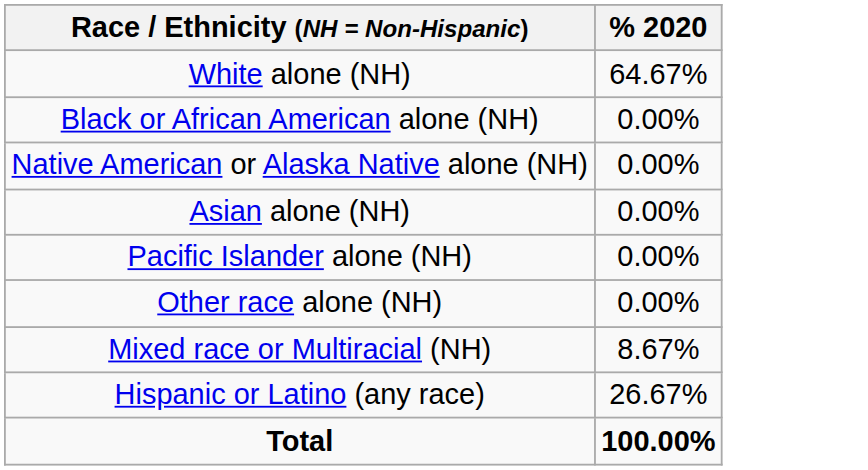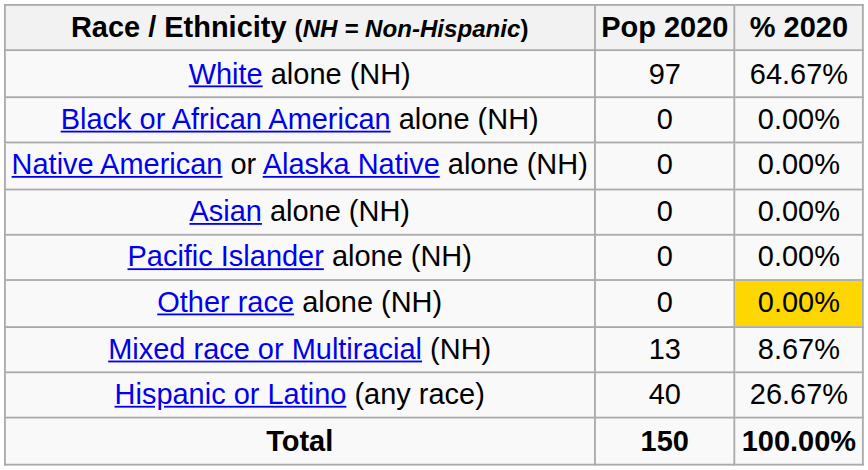+ column: (665, 27)
(658, 303) no background -> (799, 303) gold background
